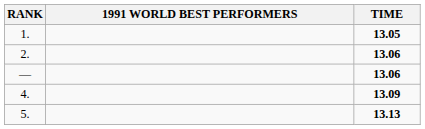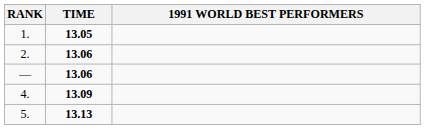columns swapped: (200, 14) <-> (387, 14)
